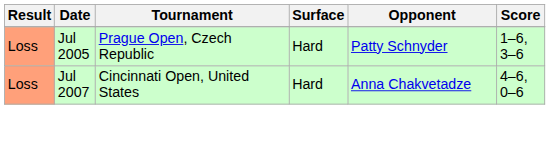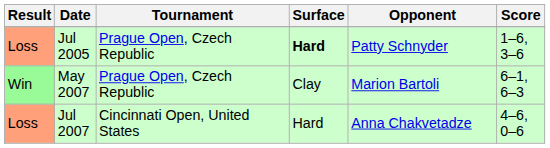(308, 46) normal -> (309, 46) bold
+ row: (74, 84)
